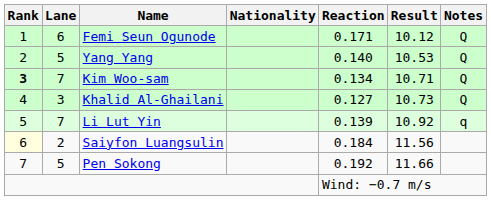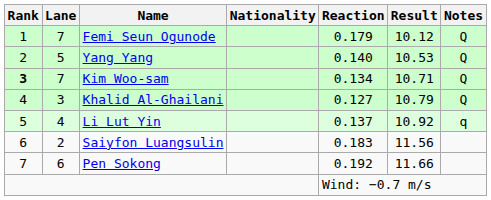(61, 36) 6 -> (61, 36) 7
(353, 36) 0.171 -> (353, 36) 0.179
(414, 100) 10.73 -> (414, 100) 10.79
(61, 121) 7 -> (61, 121) 4
(353, 121) 0.139 -> (353, 121) 0.137
(23, 142) lightyellow background -> (23, 142) no background
(353, 142) 0.184 -> (353, 142) 0.183
(61, 163) 5 -> (61, 163) 6
